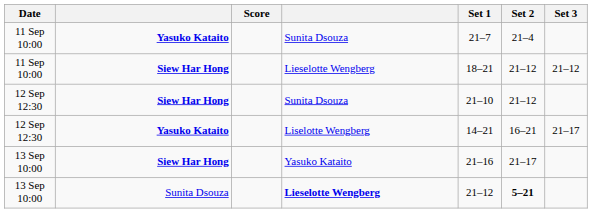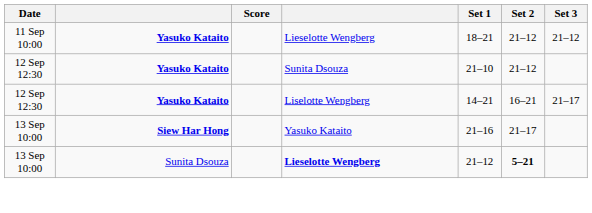- row: (30, 38)
(193, 69) Siew Har Hong -> (193, 38) Yasuko Kataito
(193, 100) Siew Har Hong -> (193, 69) Yasuko Kataito
